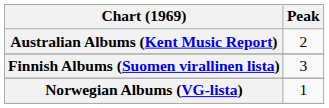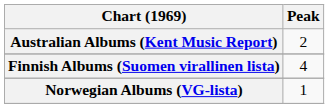(303, 66) 3 -> (303, 66) 4
